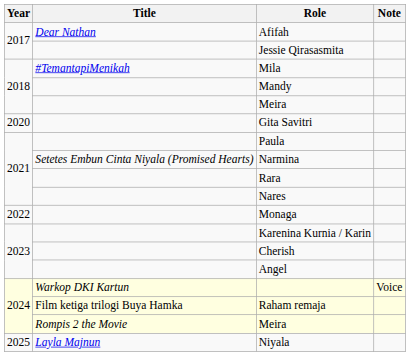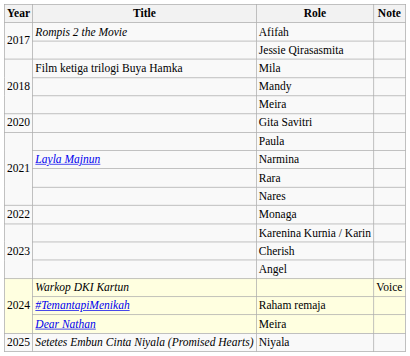(66, 31) Dear Nathan -> (81, 31) Rompis 2 the Movie
(83, 68) #TemantapiMenikah -> (109, 68) Film ketiga trilogi Buya Hamka
(144, 159) Setetes Embun Cinta Niyala (Promised Hearts) -> (68, 159) Layla Majnun
(109, 305) Film ketiga trilogi Buya Hamka -> (83, 305) #TemantapiMenikah
(81, 324) Rompis 2 the Movie -> (66, 324) Dear Nathan
(68, 342) Layla Majnun -> (144, 342) Setetes Embun Cinta Niyala (Promised Hearts)
